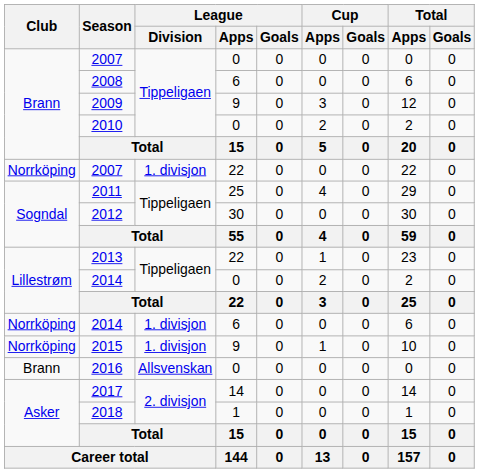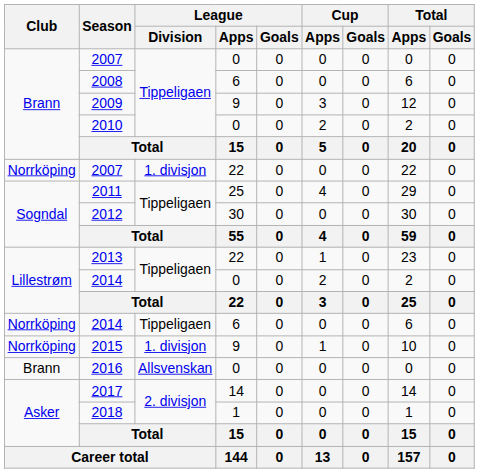(175, 324) 1. divisjon -> (175, 324) Tippeligaen
